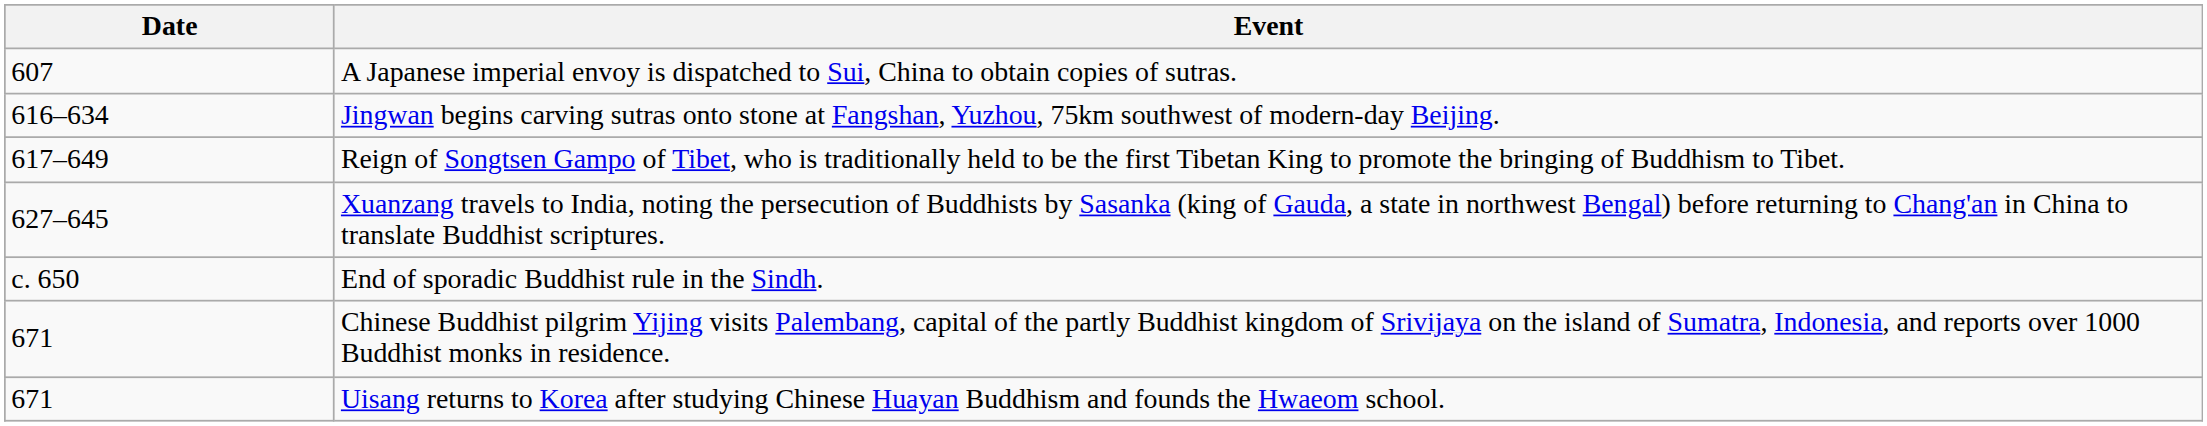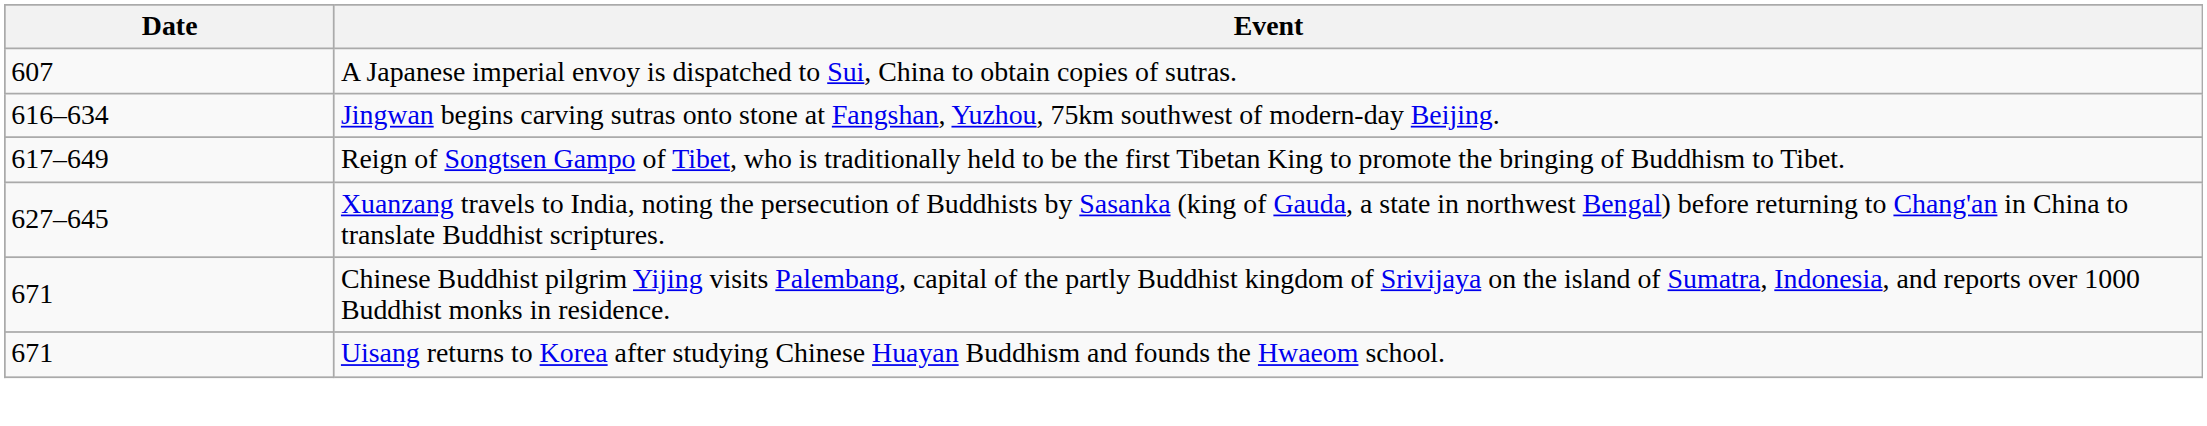- row: (582, 278)
